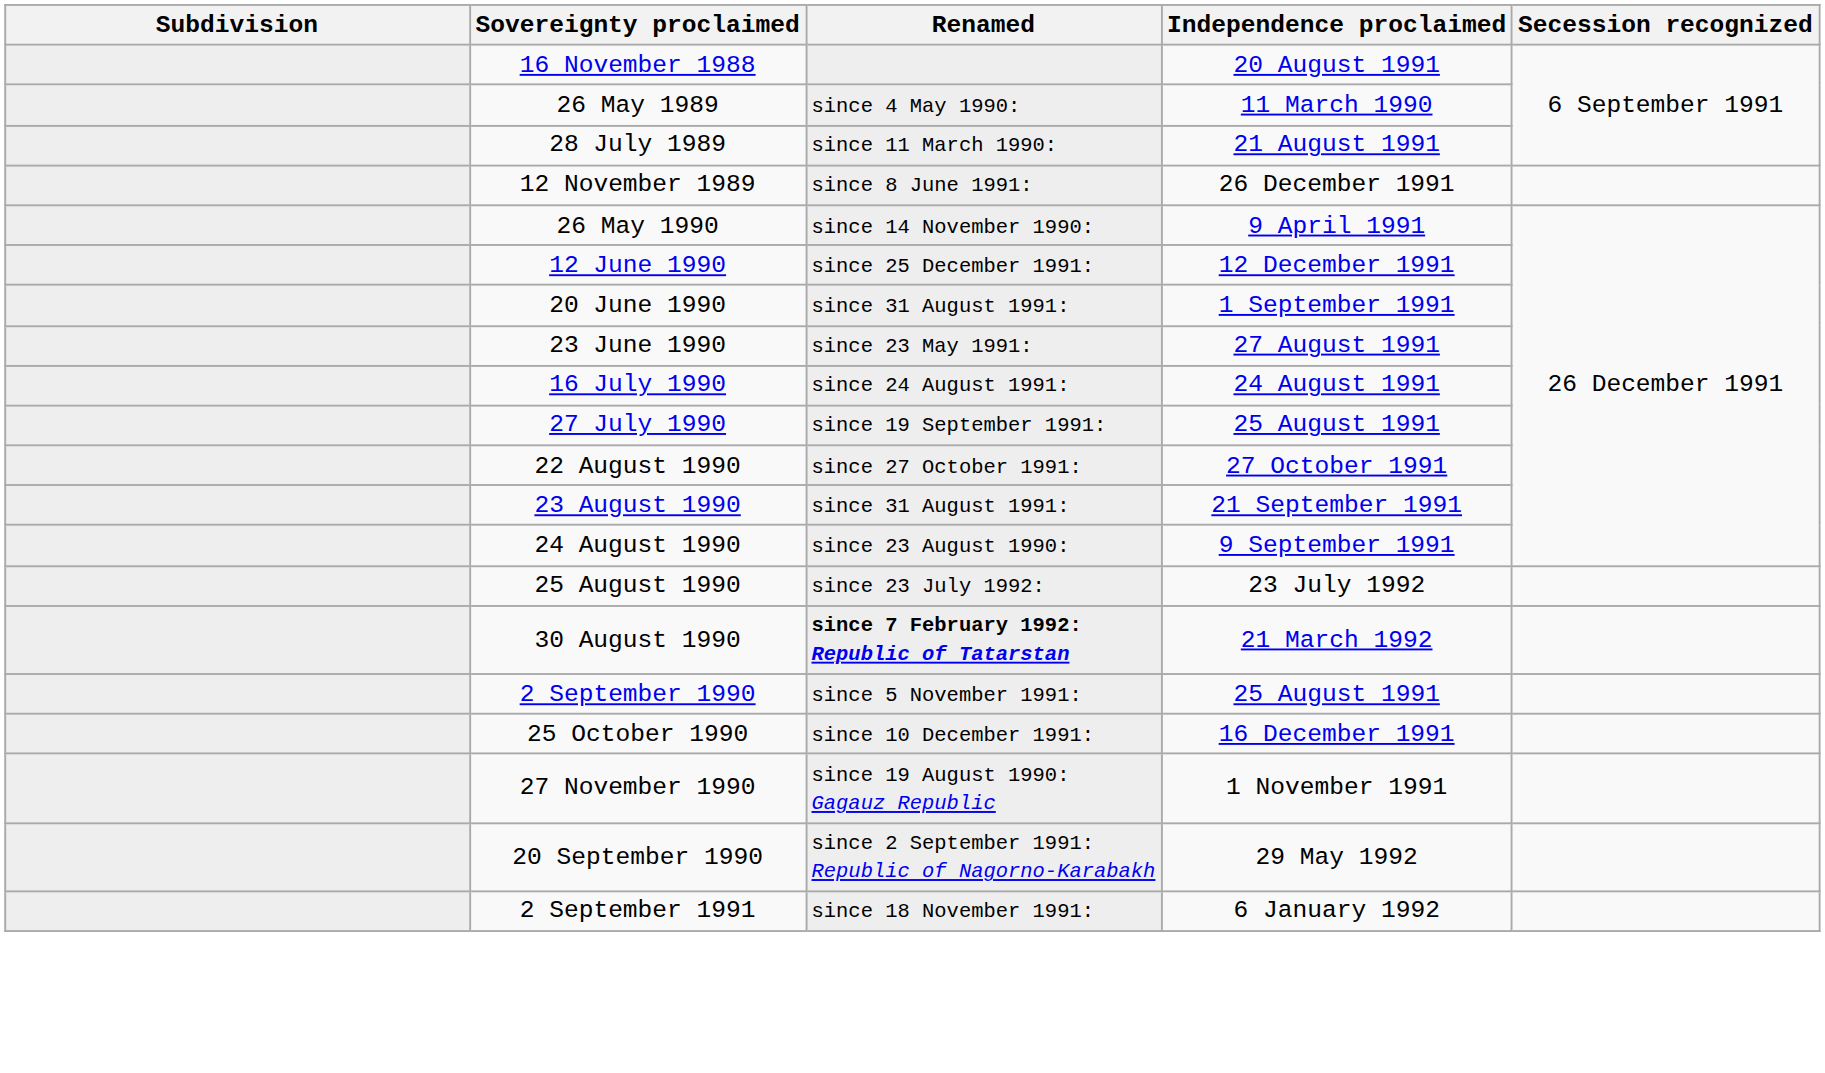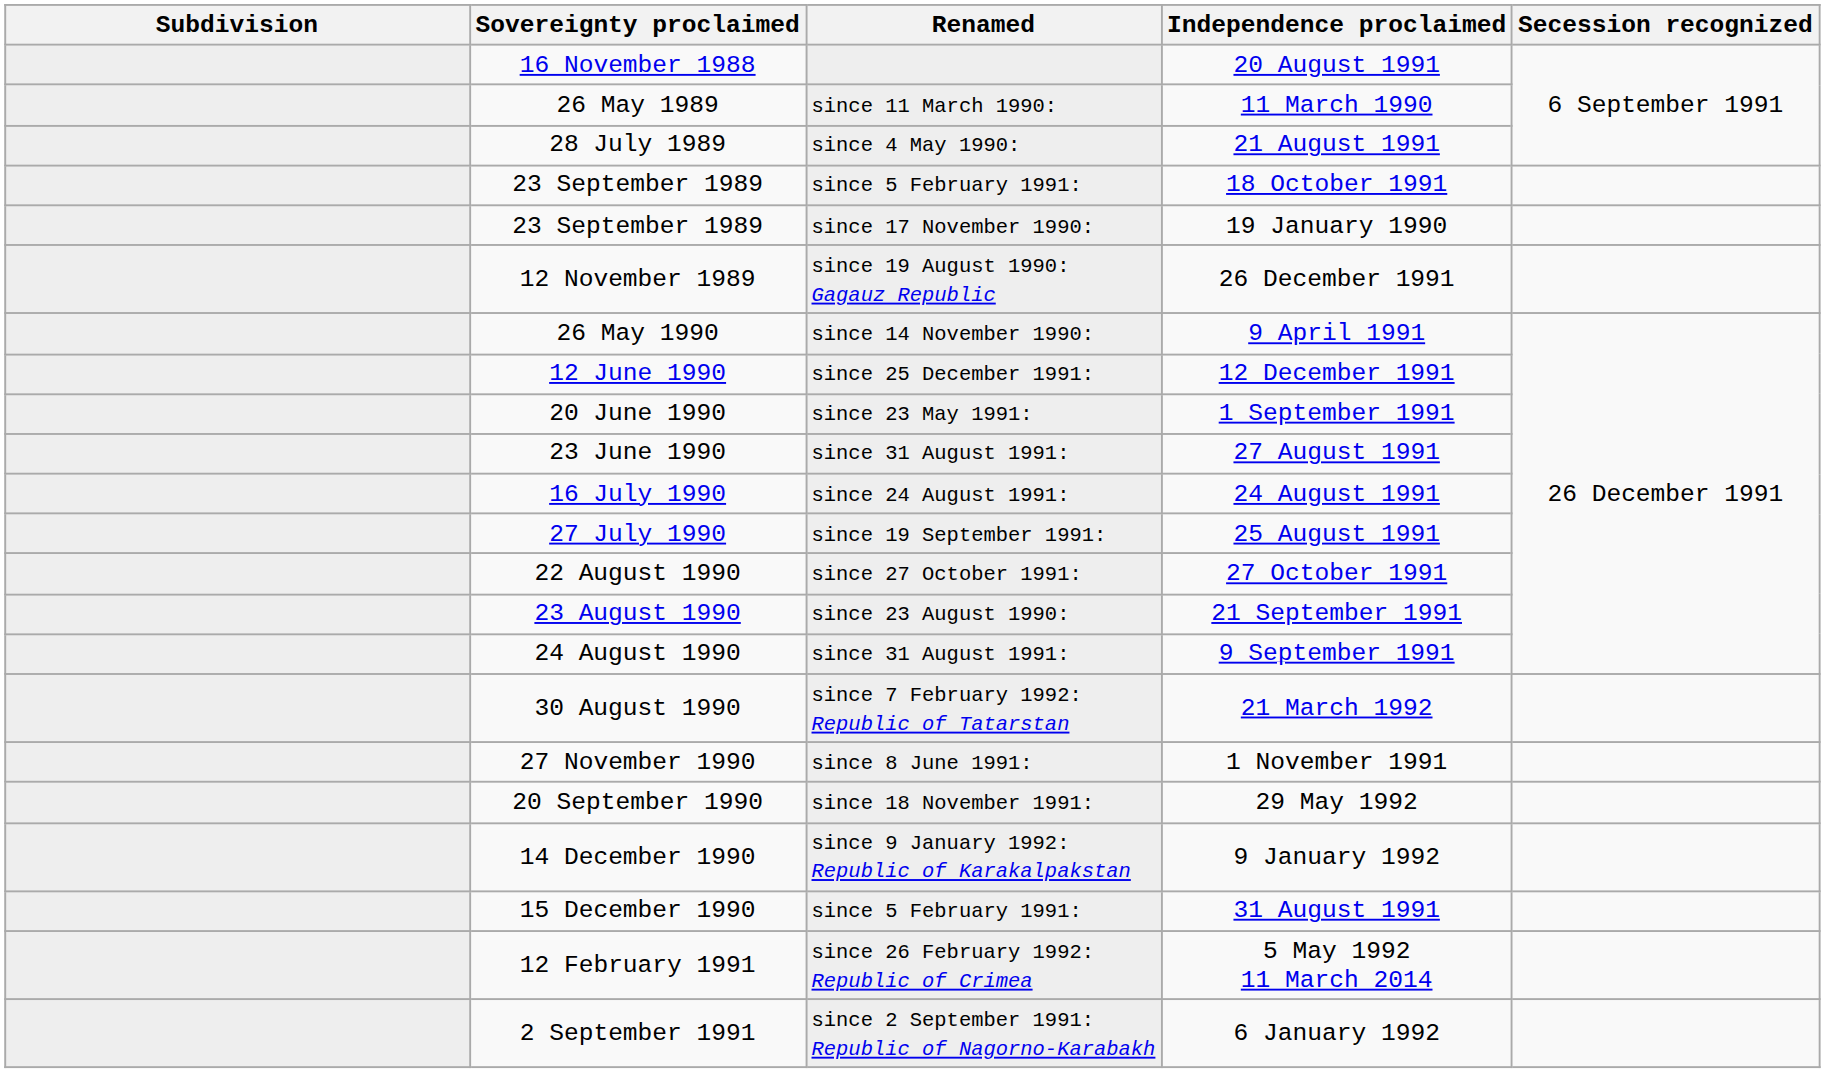(916, 106) since 4 May 1990: -> (934, 106) since 11 March 1990:
(934, 146) since 11 March 1990: -> (916, 146) since 4 May 1990:
+ row: (638, 185)
+ row: (638, 225)
(922, 186) since 8 June 1991: -> (940, 280) since 19 August 1990: Gagauz Republic
(940, 306) since 31 August 1991: -> (922, 415) since 23 May 1991:
(922, 346) since 23 May 1991: -> (940, 455) since 31 August 1991:
(940, 506) since 31 August 1991: -> (940, 615) since 23 August 1990:
(940, 546) since 23 August 1990: -> (940, 655) since 31 August 1991:
- row: (638, 586)
(947, 640) bold -> (947, 709) normal
- row: (638, 694)
- row: (638, 734)
(940, 789) since 19 August 1990: Gagauz Republic -> (922, 763) since 8 June 1991:
(983, 858) since 2 September 1991: Republic of Nagorno-Karabakh -> (953, 803) since 18 November 1991:
+ row: (638, 857)
+ row: (638, 911)
+ row: (638, 965)
(953, 912) since 18 November 1991: -> (983, 1034) since 2 September 1991: Republic of Nagorno-Karabakh
